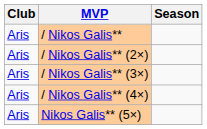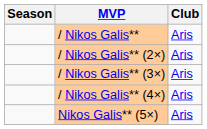columns swapped: (177, 14) <-> (21, 14)
